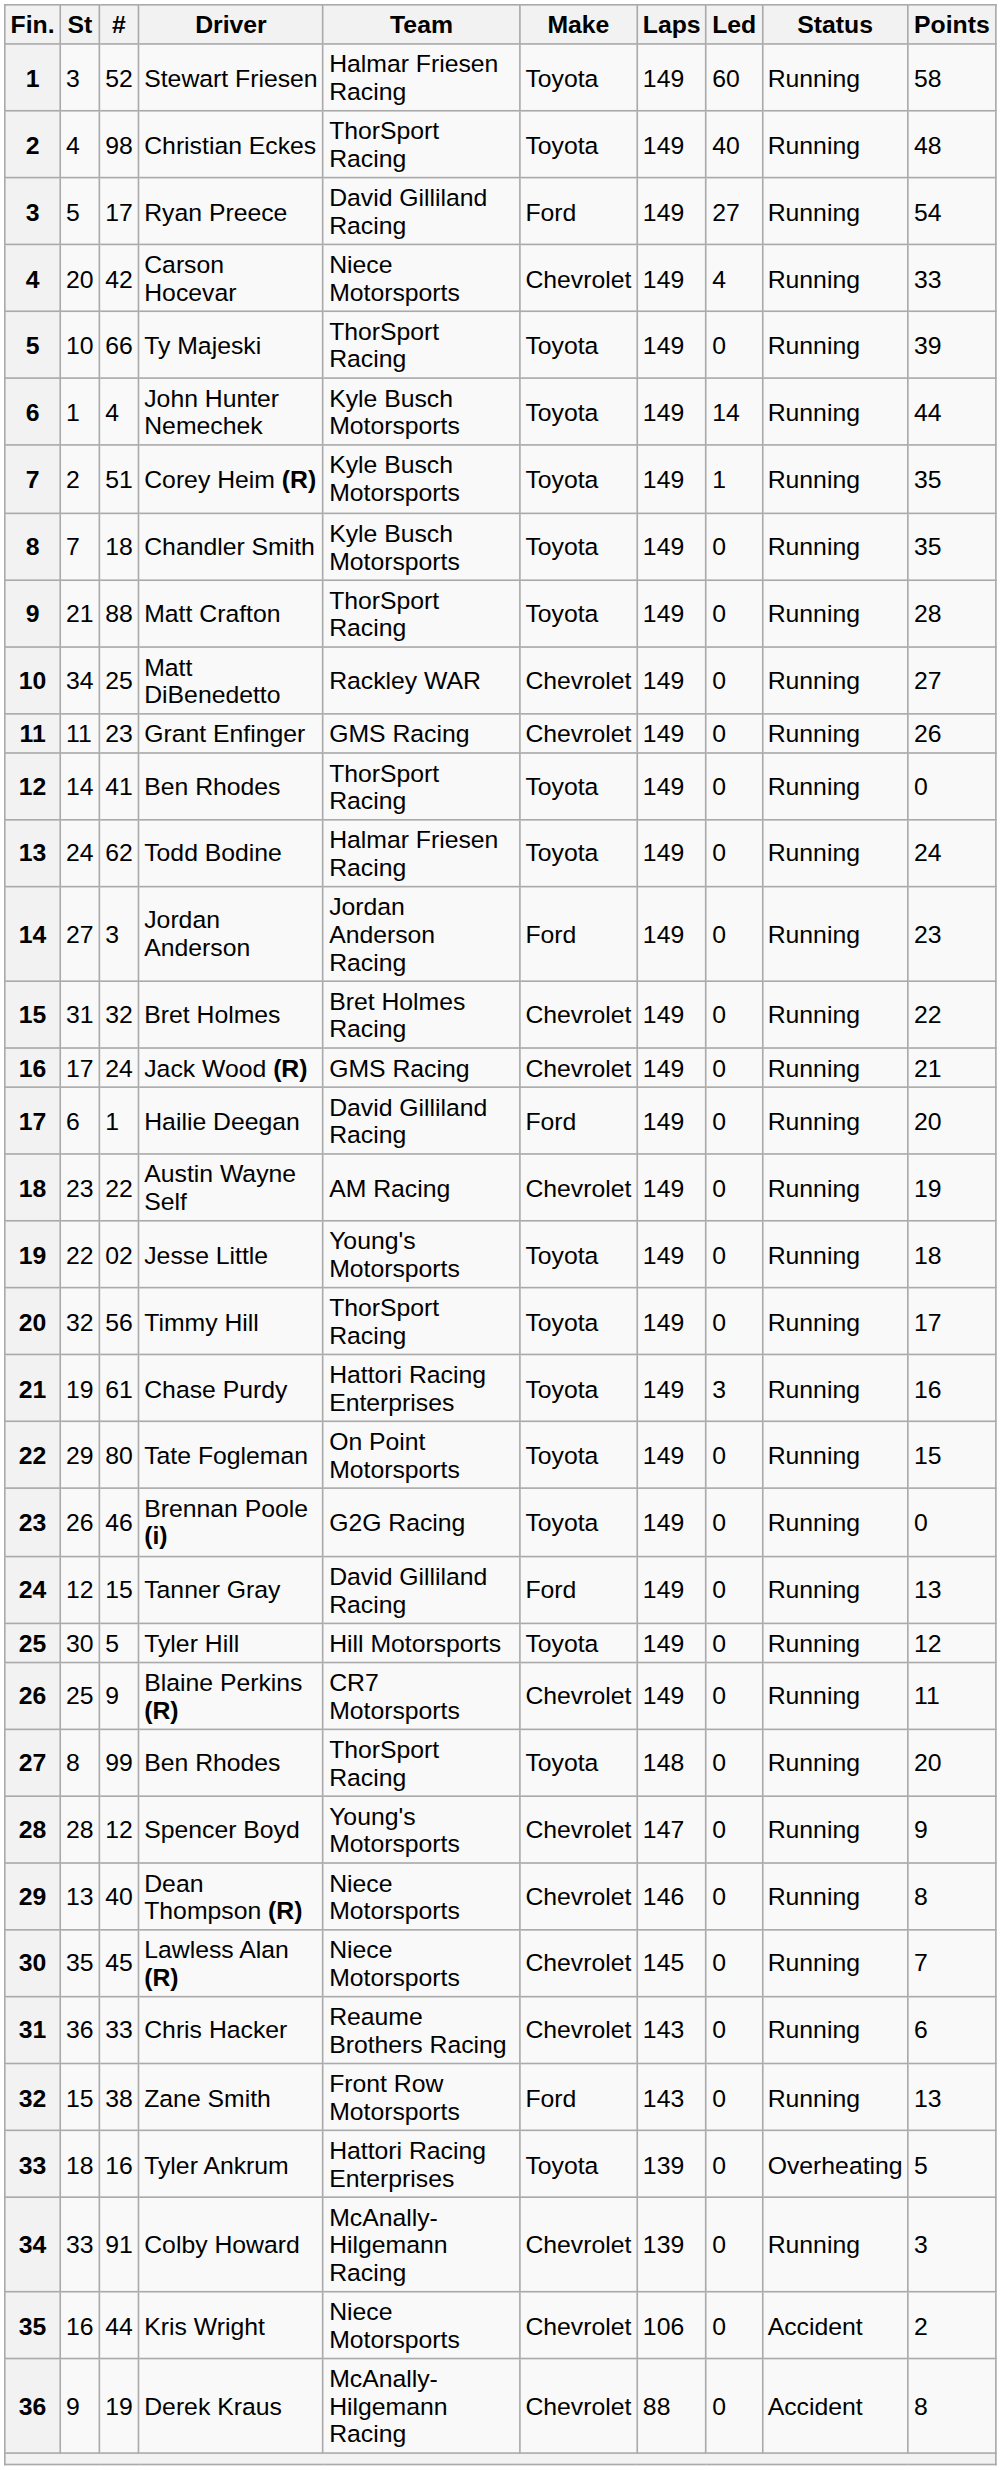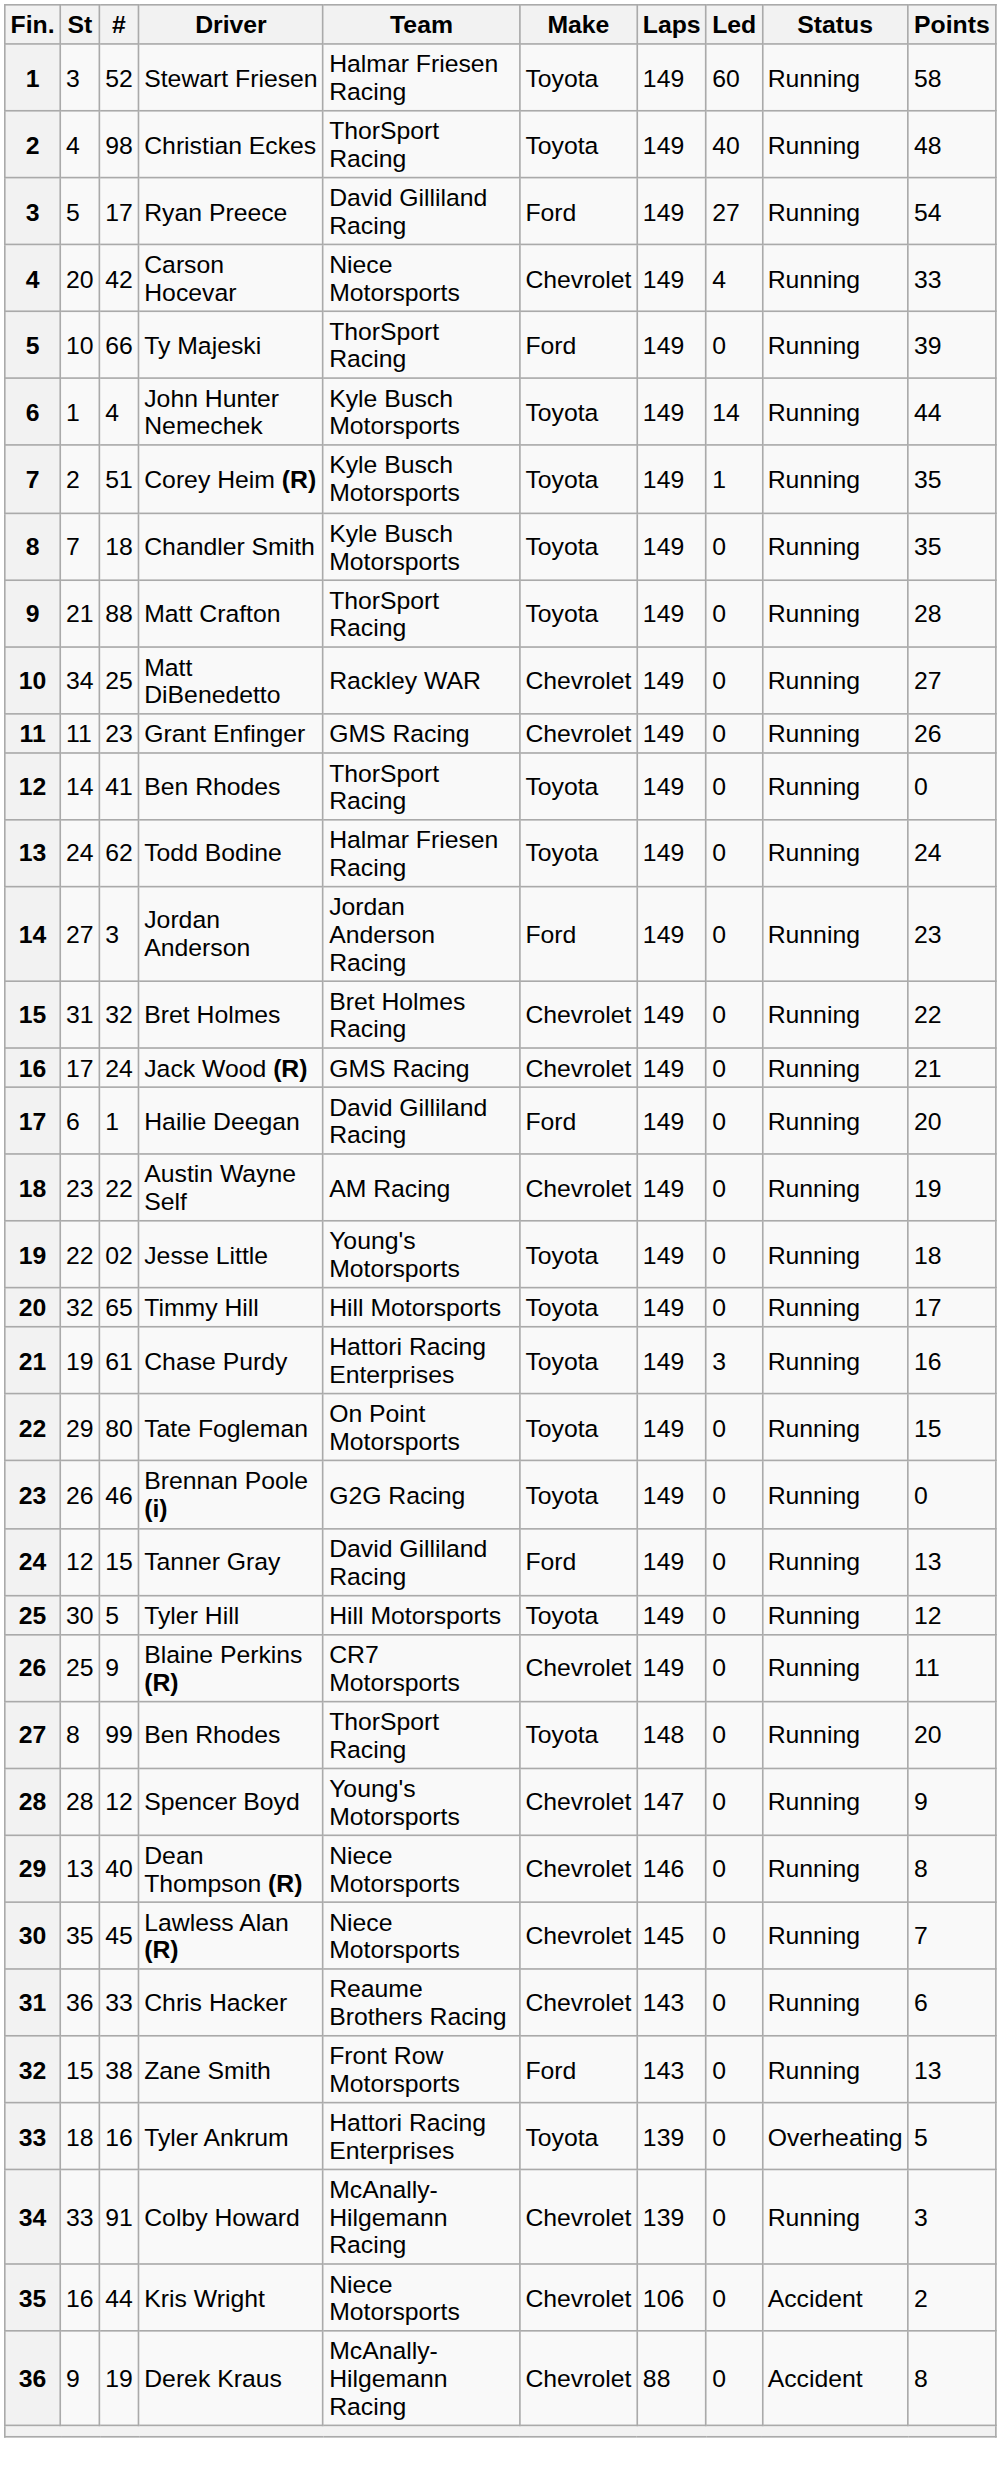(562, 345) Toyota -> (551, 345) Ford
(119, 1322) 56 -> (119, 1308) 65
(384, 1322) ThorSport Racing -> (415, 1308) Hill Motorsports
